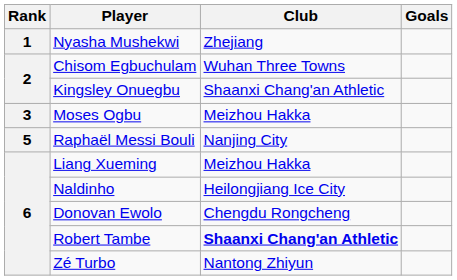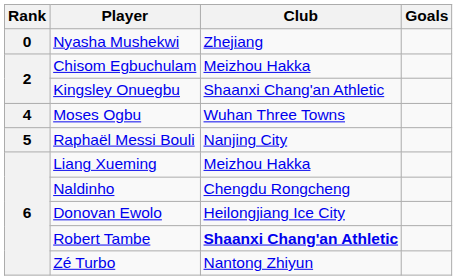(27, 41) 1 -> (27, 41) 0
(274, 66) Wuhan Three Towns -> (257, 66) Meizhou Hakka
(27, 115) 3 -> (27, 115) 4
(257, 115) Meizhou Hakka -> (274, 115) Wuhan Three Towns
(274, 189) Heilongjiang Ice City -> (277, 189) Chengdu Rongcheng
(277, 213) Chengdu Rongcheng -> (274, 213) Heilongjiang Ice City
